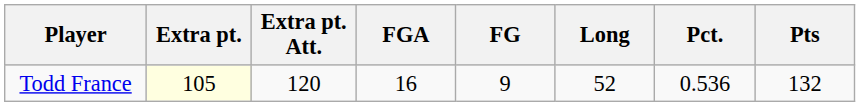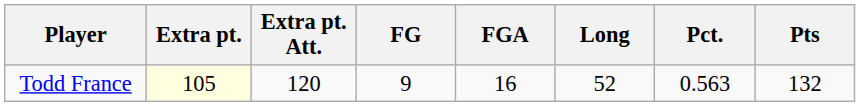columns swapped: (505, 34) <-> (406, 34)
(705, 82) 0.536 -> (705, 82) 0.563
